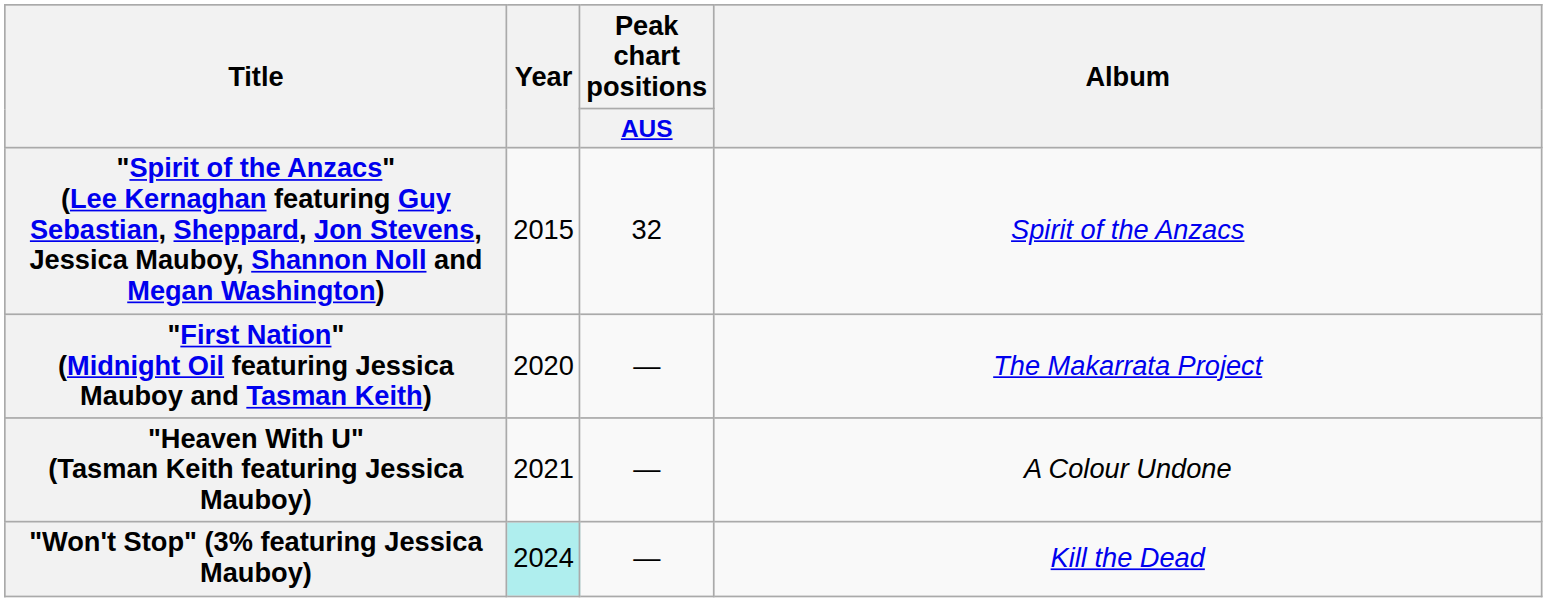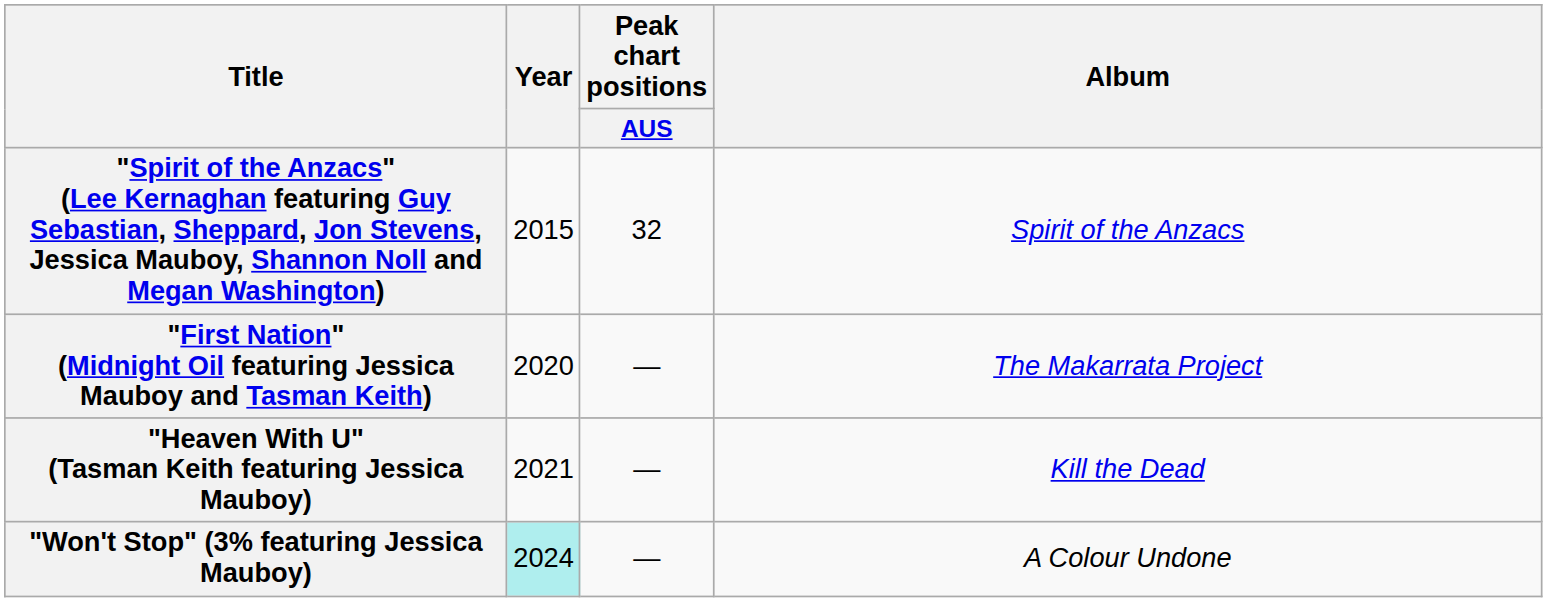(1128, 469) A Colour Undone -> (1128, 469) Kill the Dead
(1128, 558) Kill the Dead -> (1128, 558) A Colour Undone
